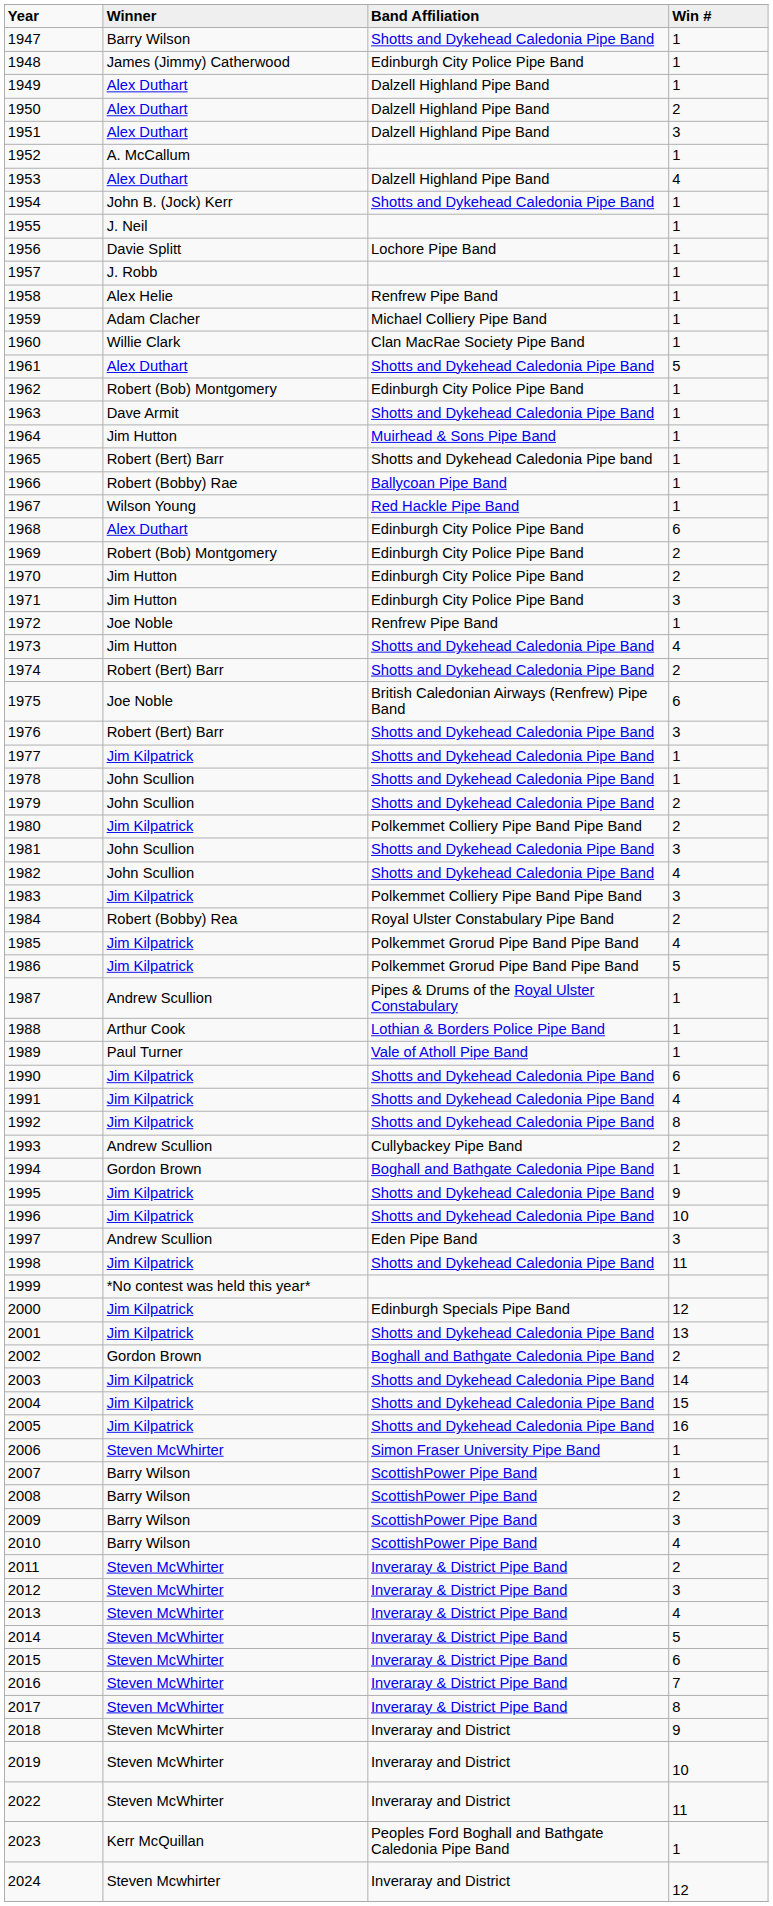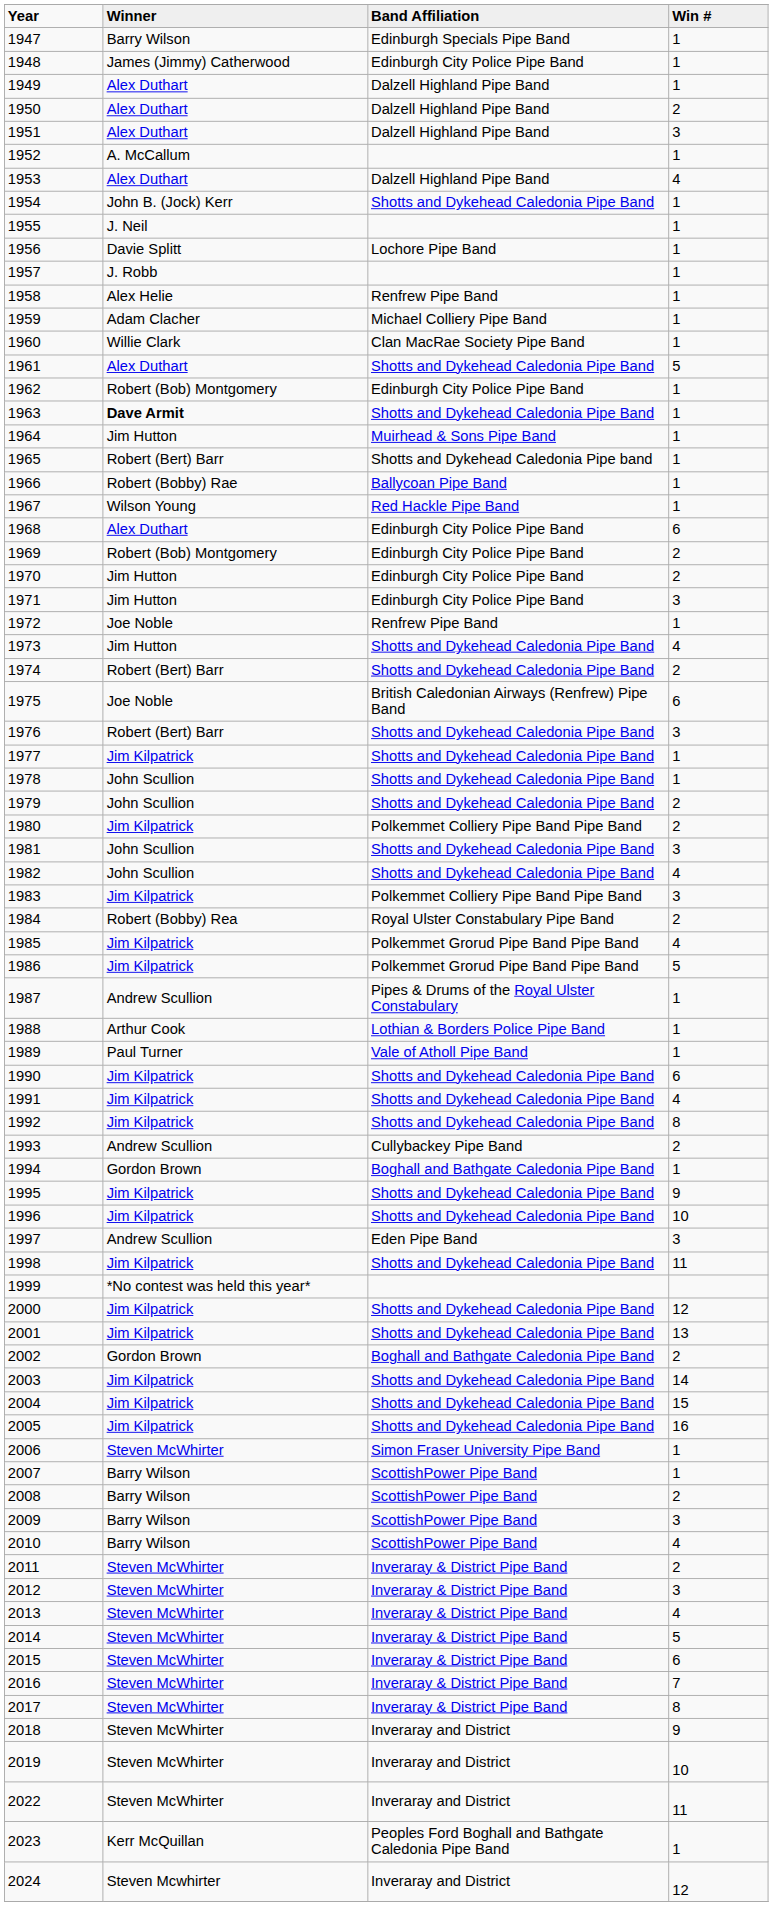(513, 39) Shotts and Dykehead Caledonia Pipe Band -> (470, 39) Edinburgh Specials Pipe Band
(143, 413) normal -> (145, 413) bold
(470, 1309) Edinburgh Specials Pipe Band -> (513, 1309) Shotts and Dykehead Caledonia Pipe Band
